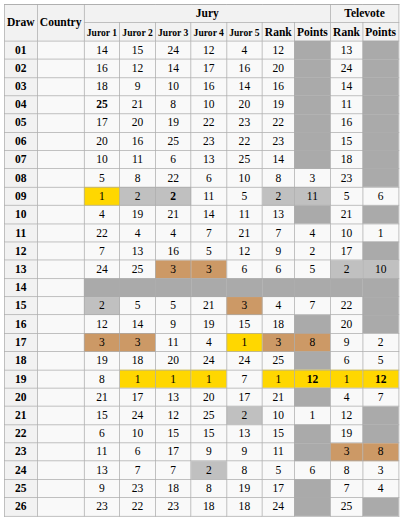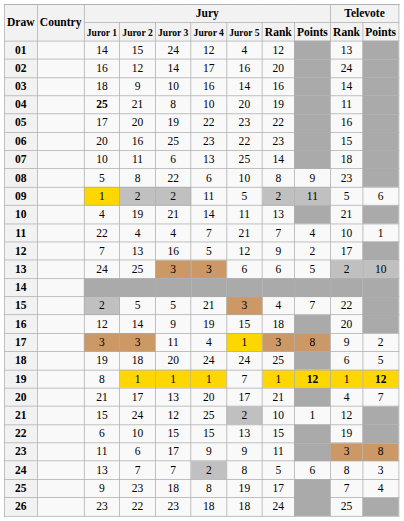(312, 178) 3 -> (312, 178) 9
(173, 196) bold -> (173, 196) normal
